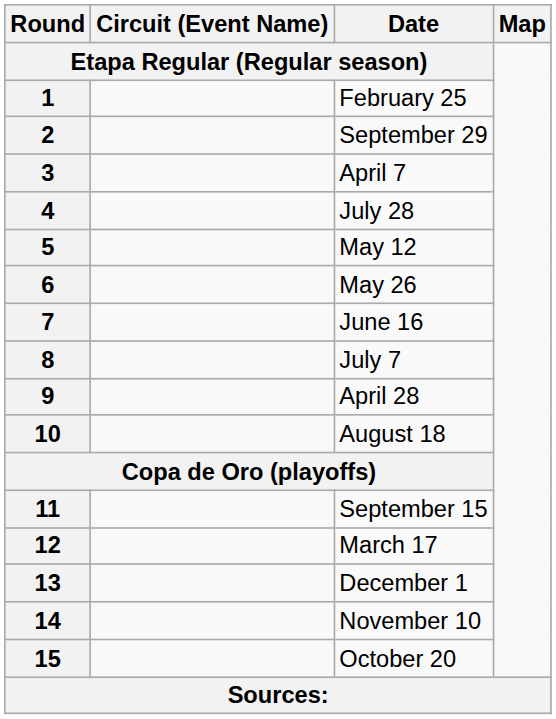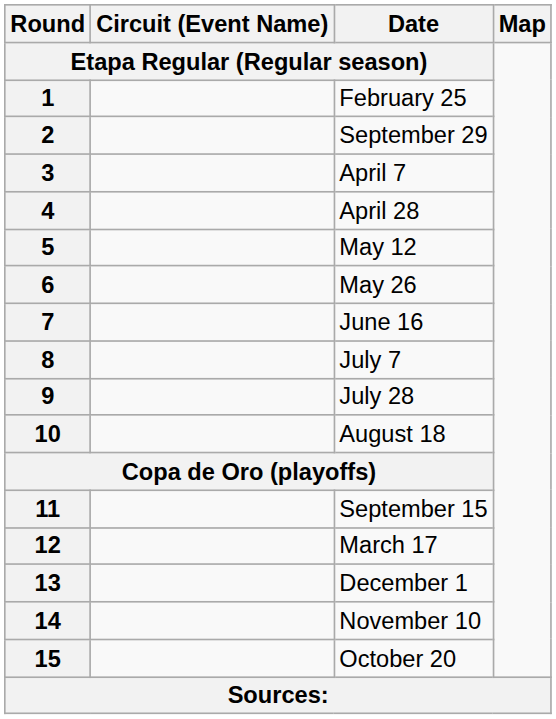(377, 210) July 28 -> (379, 210) April 28
(379, 397) April 28 -> (377, 397) July 28
